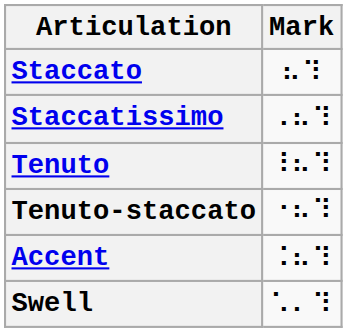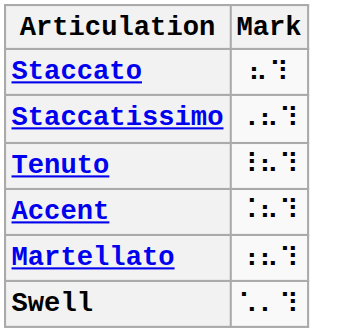- row: (134, 212)
+ row: (93, 258)
